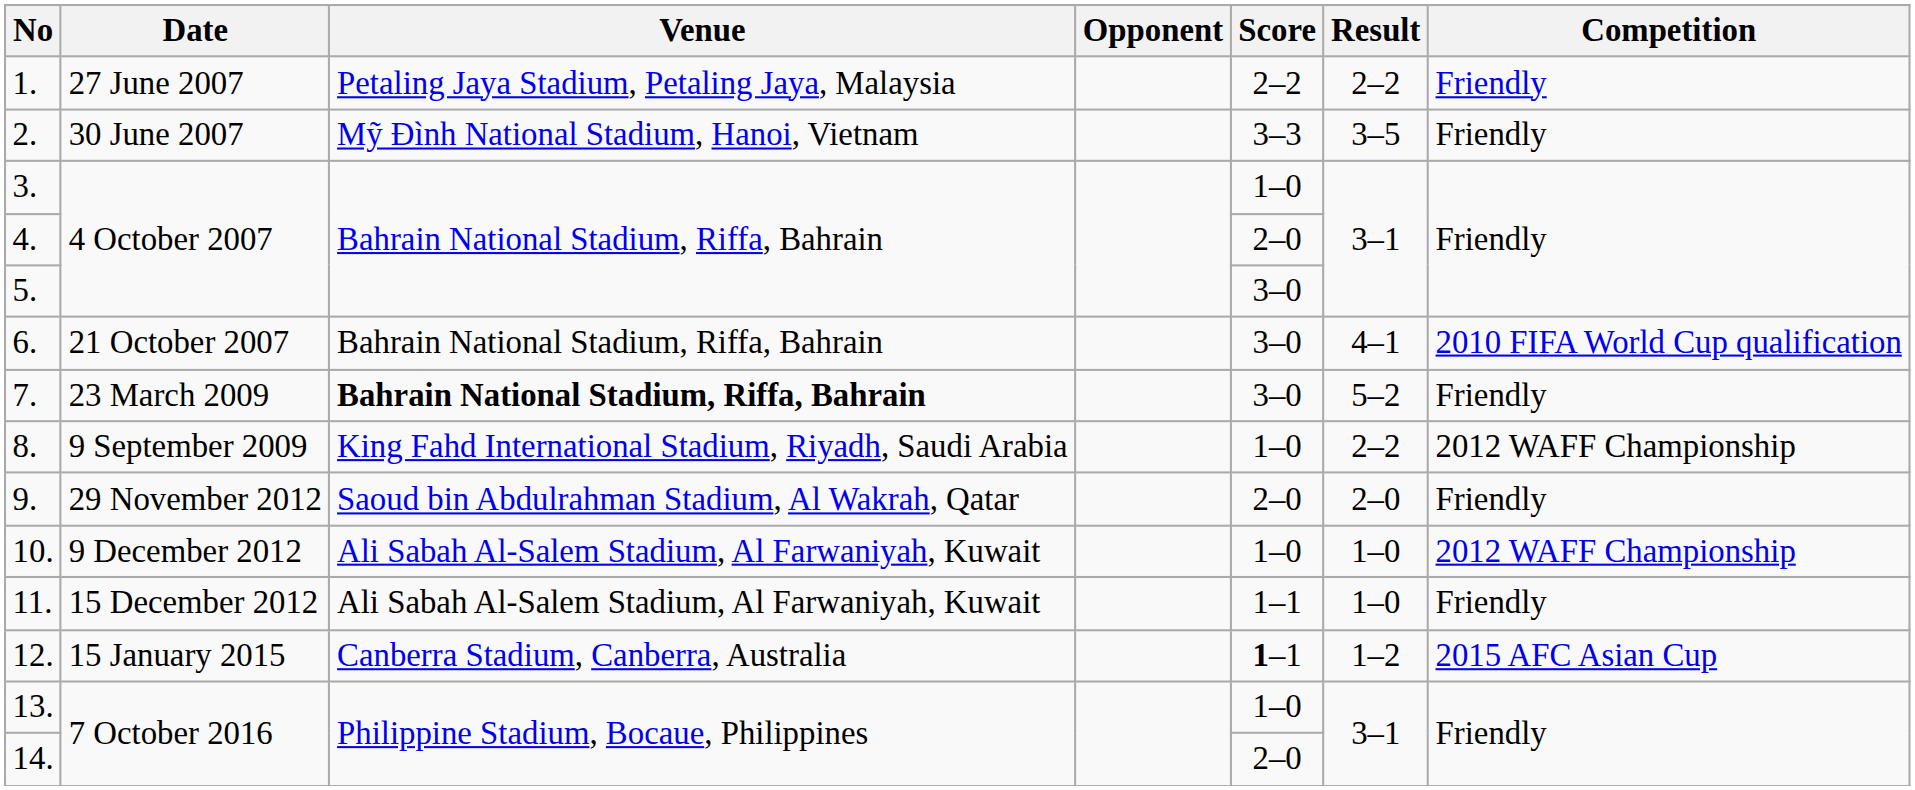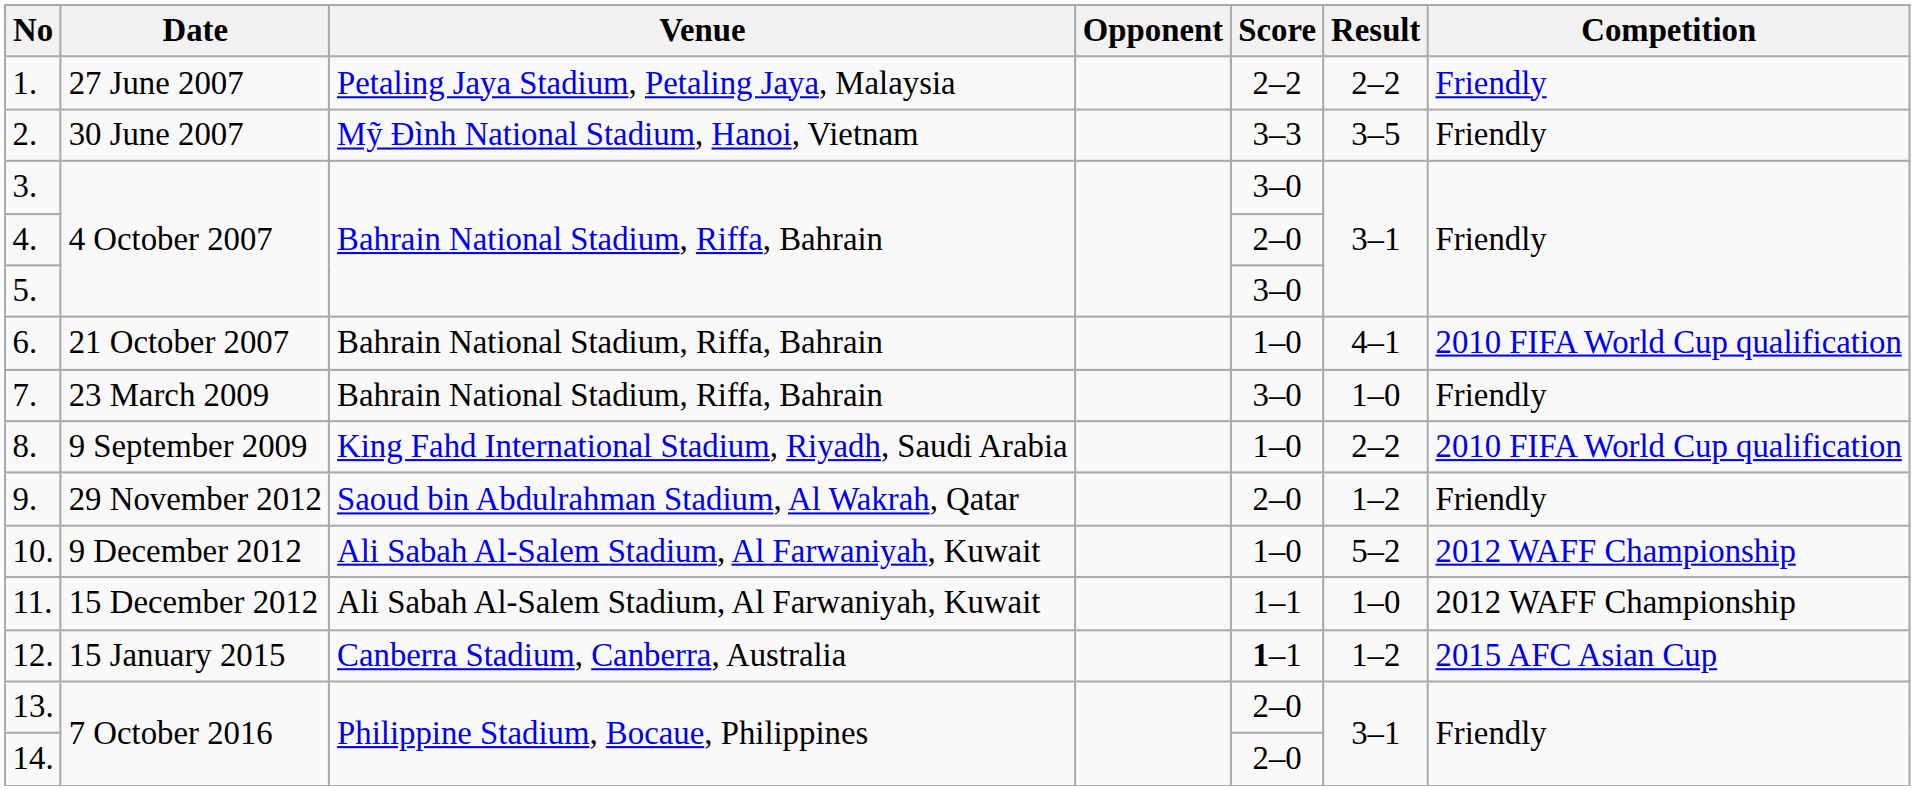(1277, 186) 1–0 -> (1277, 186) 3–0
(1277, 342) 3–0 -> (1277, 342) 1–0
(631, 394) bold -> (610, 394) normal
(1376, 394) 5–2 -> (1376, 394) 1–0
(1616, 446) 2012 WAFF Championship -> (1669, 446) 2010 FIFA World Cup qualification
(1376, 498) 2–0 -> (1376, 498) 1–2
(1376, 550) 1–0 -> (1376, 550) 5–2
(1491, 602) Friendly -> (1616, 602) 2012 WAFF Championship
(1277, 706) 1–0 -> (1277, 706) 2–0
